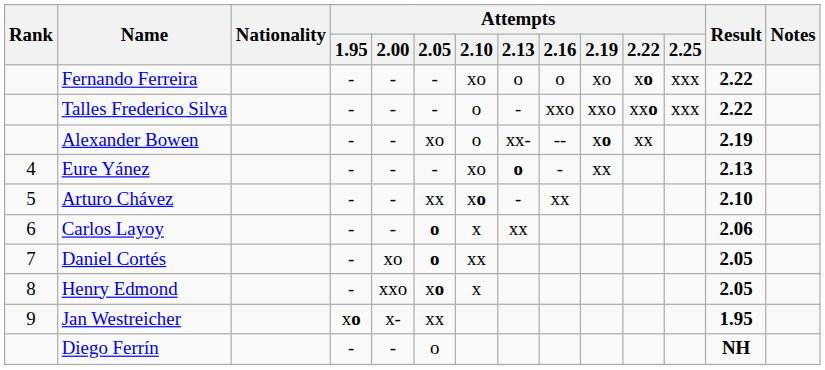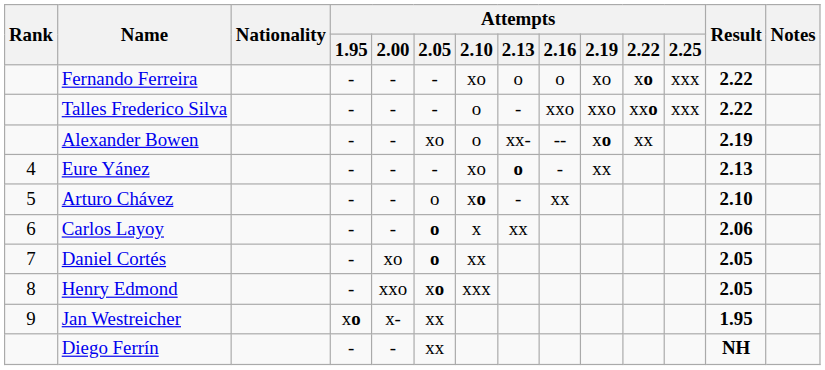(435, 199) xx -> (435, 199) o
(476, 288) x -> (476, 288) xxx
(435, 348) o -> (435, 348) xx
